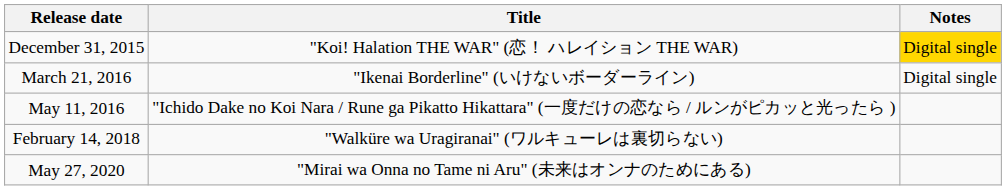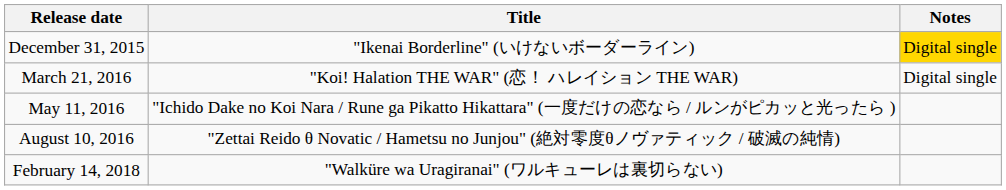(524, 46) "Koi! Halation THE WAR" (恋！ ハレイション THE WAR) -> (524, 46) "Ikenai Borderline" (いけないボーダーライン)
(524, 77) "Ikenai Borderline" (いけないボーダーライン) -> (524, 77) "Koi! Halation THE WAR" (恋！ ハレイション THE WAR)
+ row: (76, 139)
- row: (76, 169)
